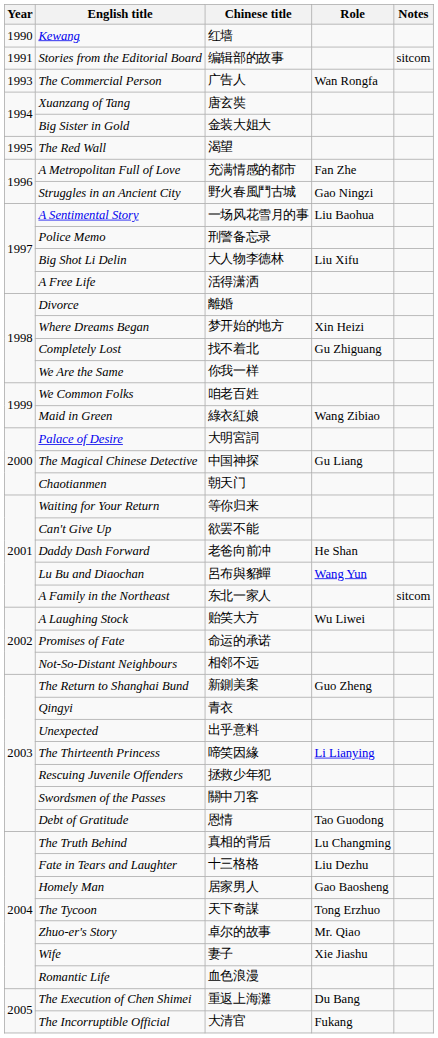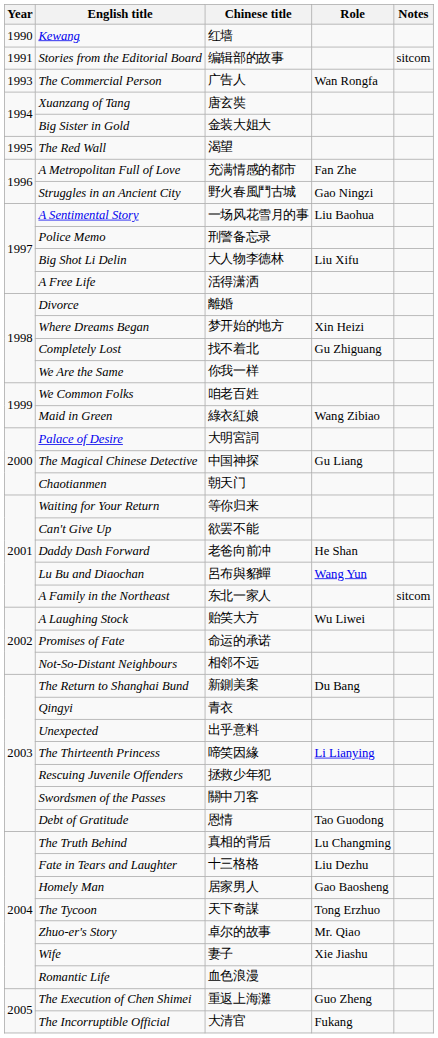(343, 685) Guo Zheng -> (337, 685) Du Bang
(337, 999) Du Bang -> (343, 999) Guo Zheng
